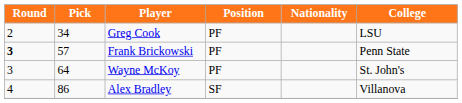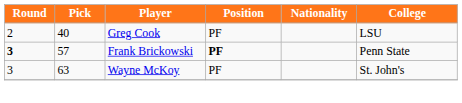(63, 32) 34 -> (63, 32) 40
(215, 51) normal -> (216, 51) bold
(63, 70) 64 -> (63, 70) 63
- row: (140, 88)
